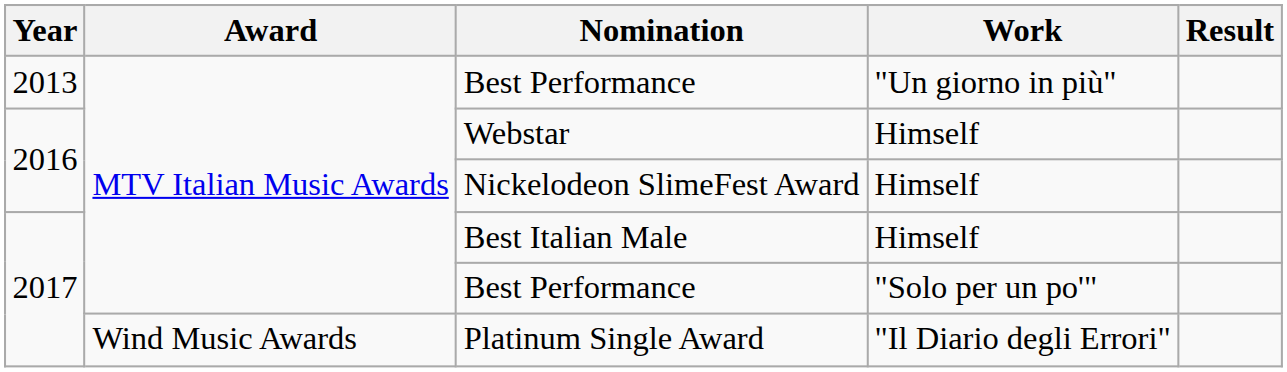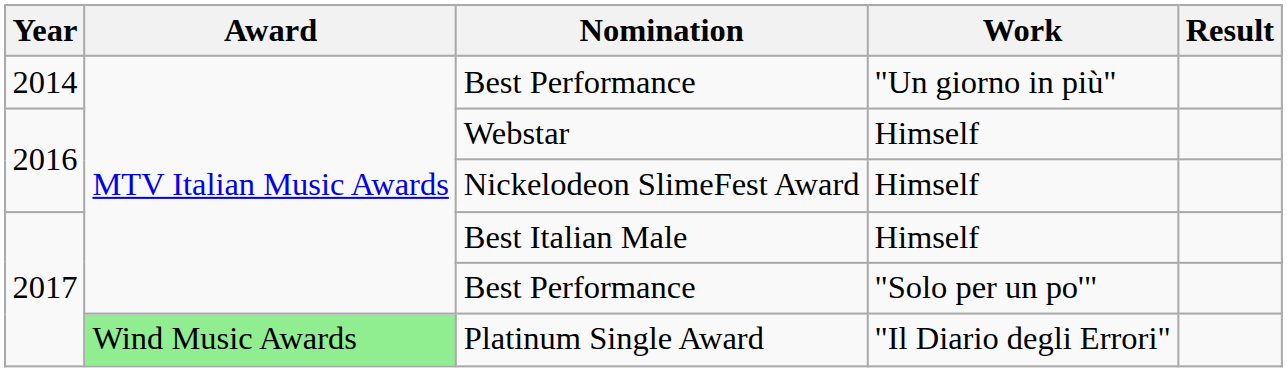(45, 81) 2013 -> (45, 81) 2014
(225, 339) no background -> (225, 339) lightgreen background
